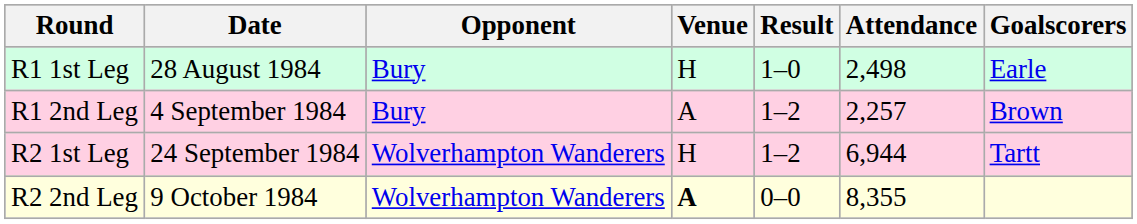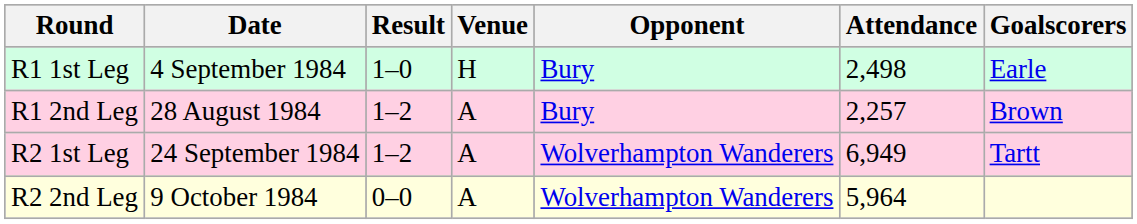columns swapped: (518, 25) <-> (797, 25)
(235, 68) 28 August 1984 -> (248, 68) 4 September 1984
(248, 111) 4 September 1984 -> (235, 111) 28 August 1984
(687, 153) H -> (467, 153) A
(876, 153) 6,944 -> (876, 153) 6,949
(687, 196) bold -> (467, 196) normal
(876, 196) 8,355 -> (876, 196) 5,964
